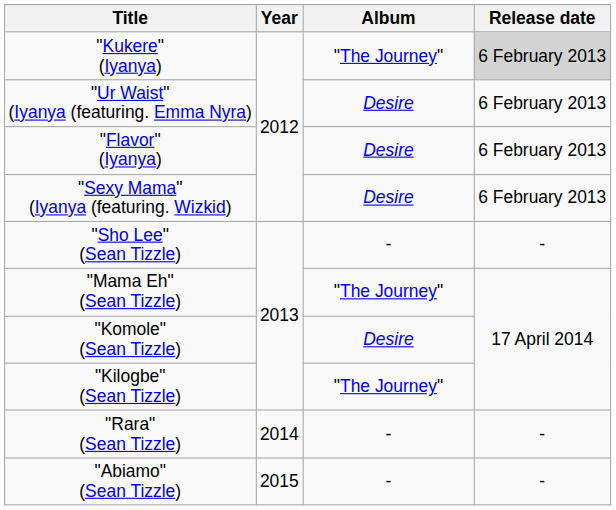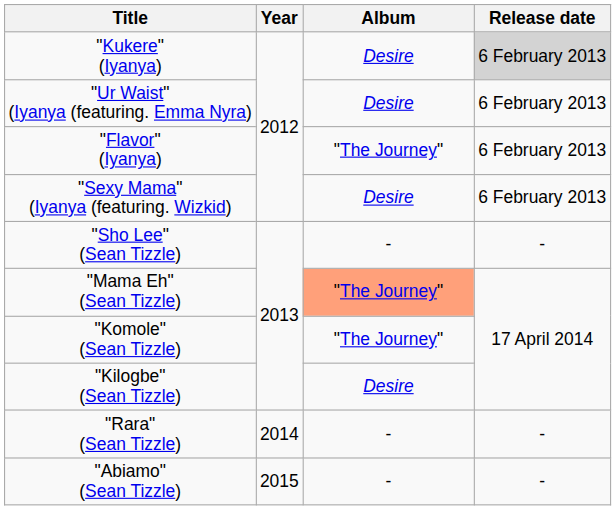(388, 55) "The Journey" -> (388, 55) Desire
(388, 150) Desire -> (388, 150) "The Journey"
(388, 292) no background -> (388, 292) lightsalmon background
(388, 339) Desire -> (388, 339) "The Journey"
(388, 386) "The Journey" -> (388, 386) Desire
